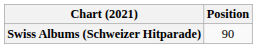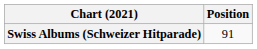(228, 33) 90 -> (228, 33) 91
